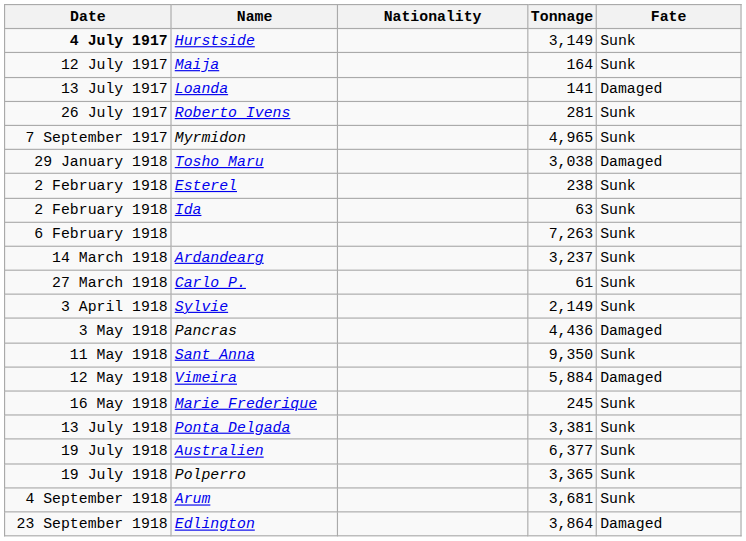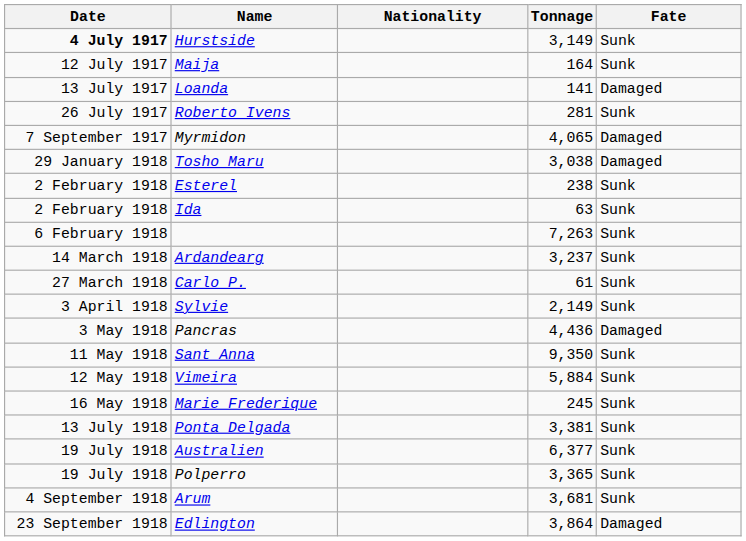(571, 137) 4,965 -> (571, 137) 4,065
(618, 137) Sunk -> (631, 137) Damaged
(631, 379) Damaged -> (618, 379) Sunk
